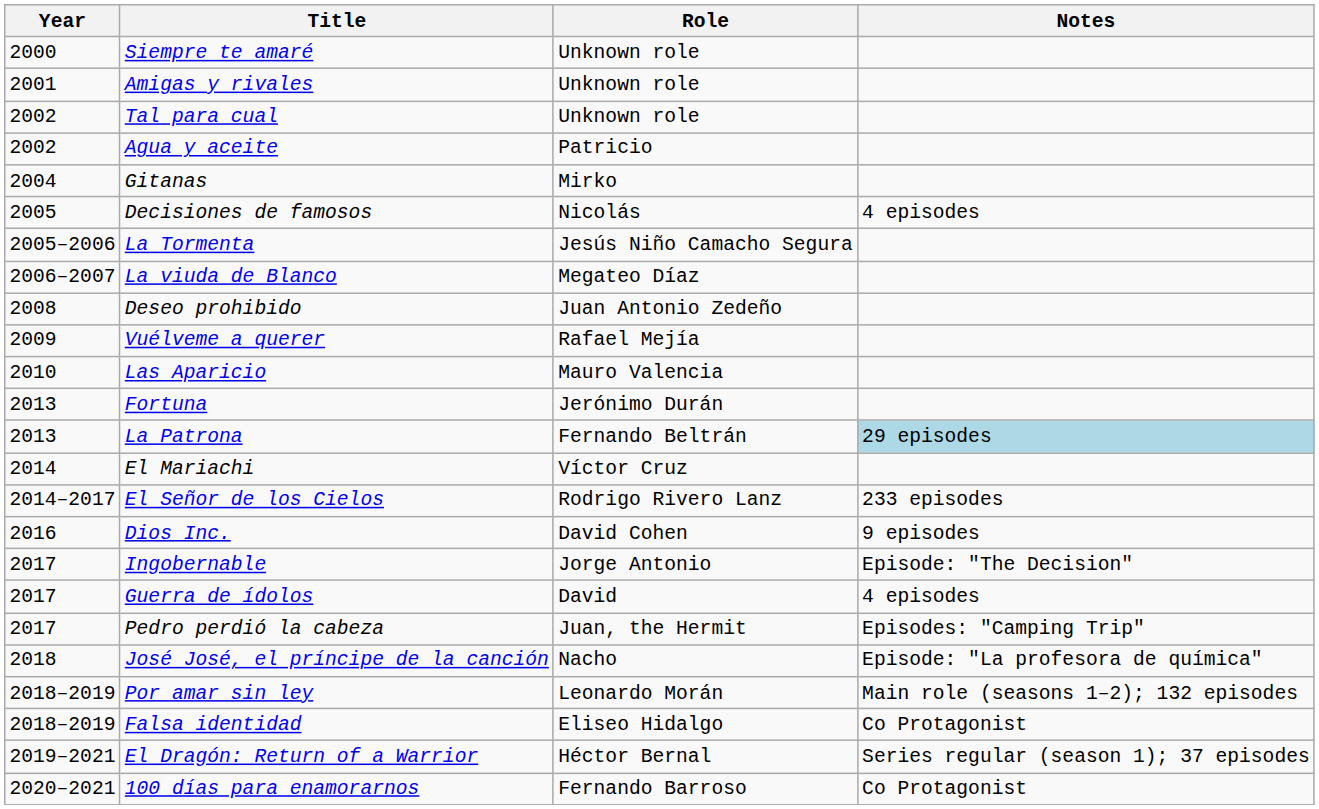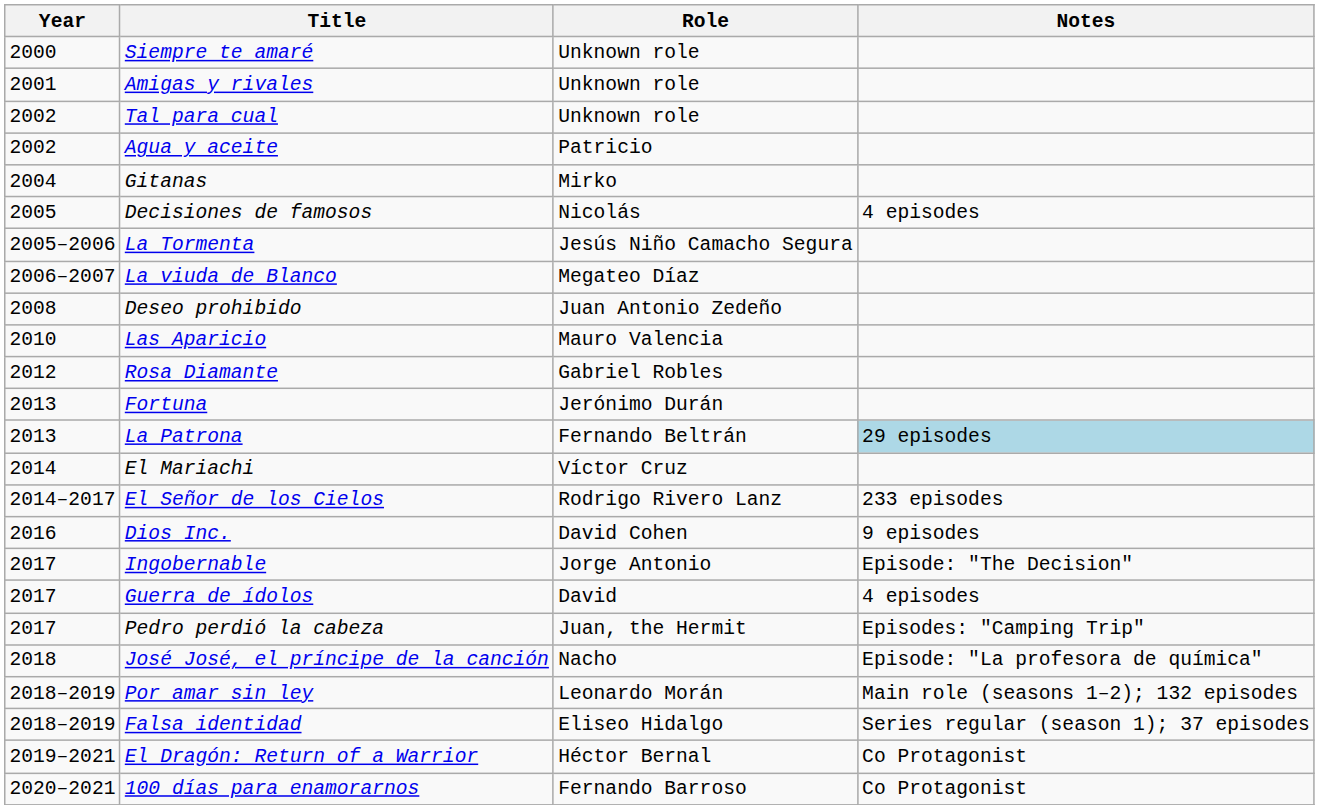- row: (225, 341)
+ row: (201, 373)
(945, 725) Co Protagonist -> (1086, 725) Series regular (season 1); 37 episodes
(1086, 757) Series regular (season 1); 37 episodes -> (945, 757) Co Protagonist
